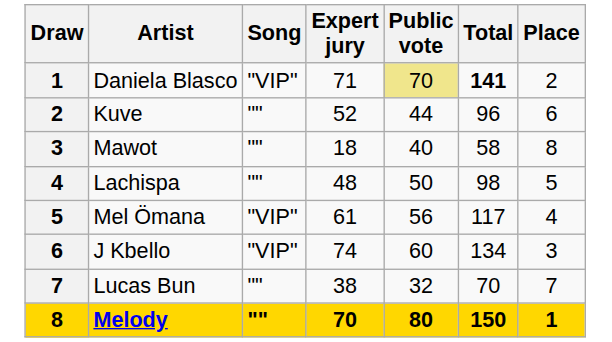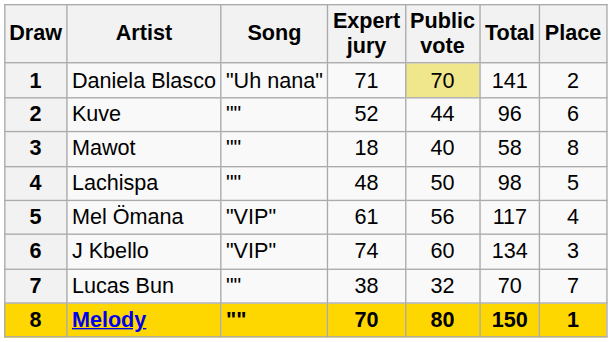(273, 80) "VIP" -> (274, 80) "Uh nana"
(488, 80) bold -> (510, 80) normal
